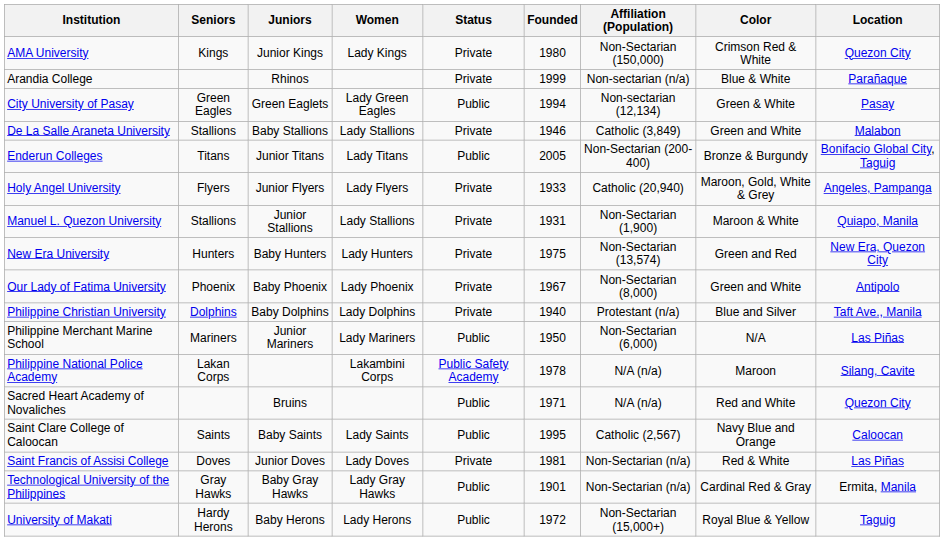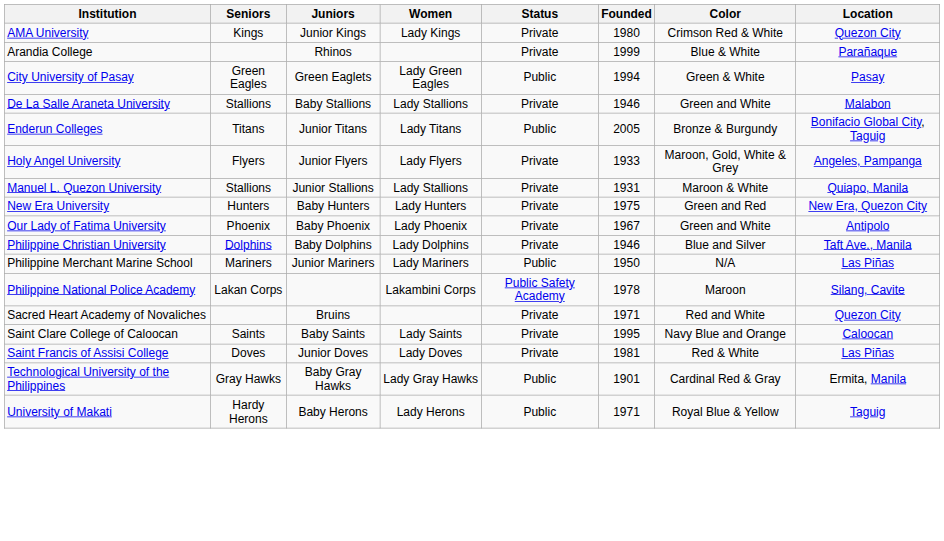- column: (638, 20)
(553, 312) 1940 -> (627, 244) 1946
(474, 403) Public -> (540, 315) Private
(474, 435) Public -> (540, 334) Private
(553, 519) 1972 -> (627, 411) 1971
